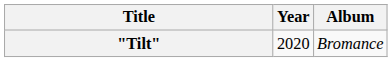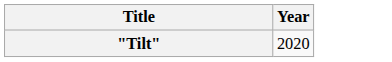- column: (350, 17)
